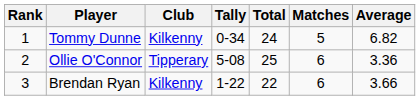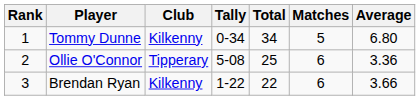(269, 38) 24 -> (269, 38) 34
(384, 38) 6.82 -> (384, 38) 6.80
